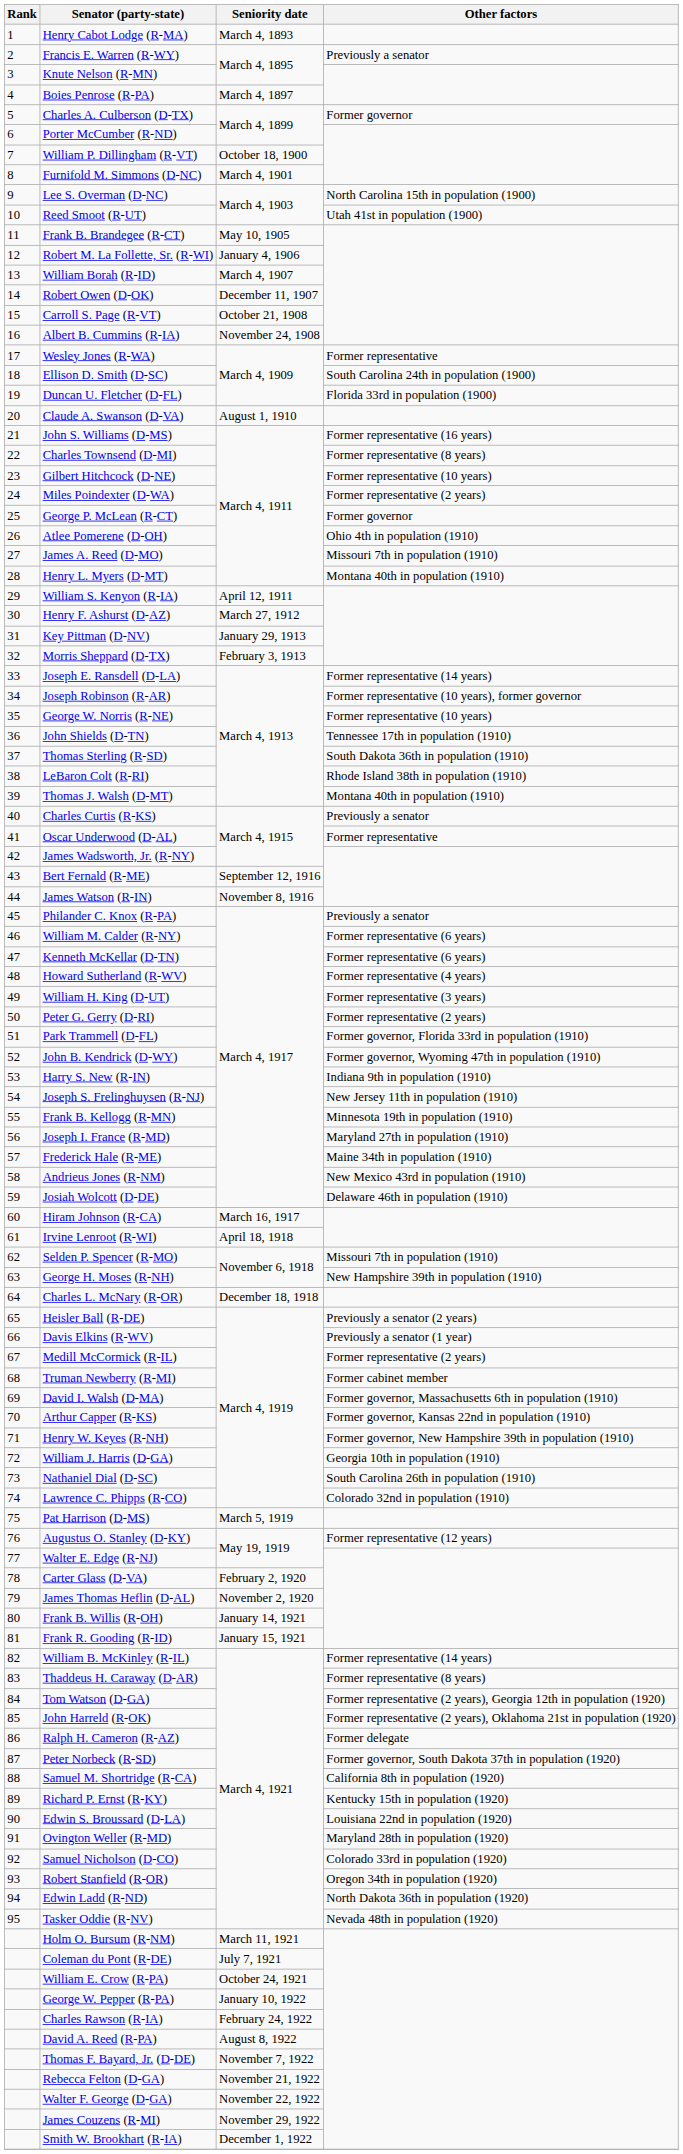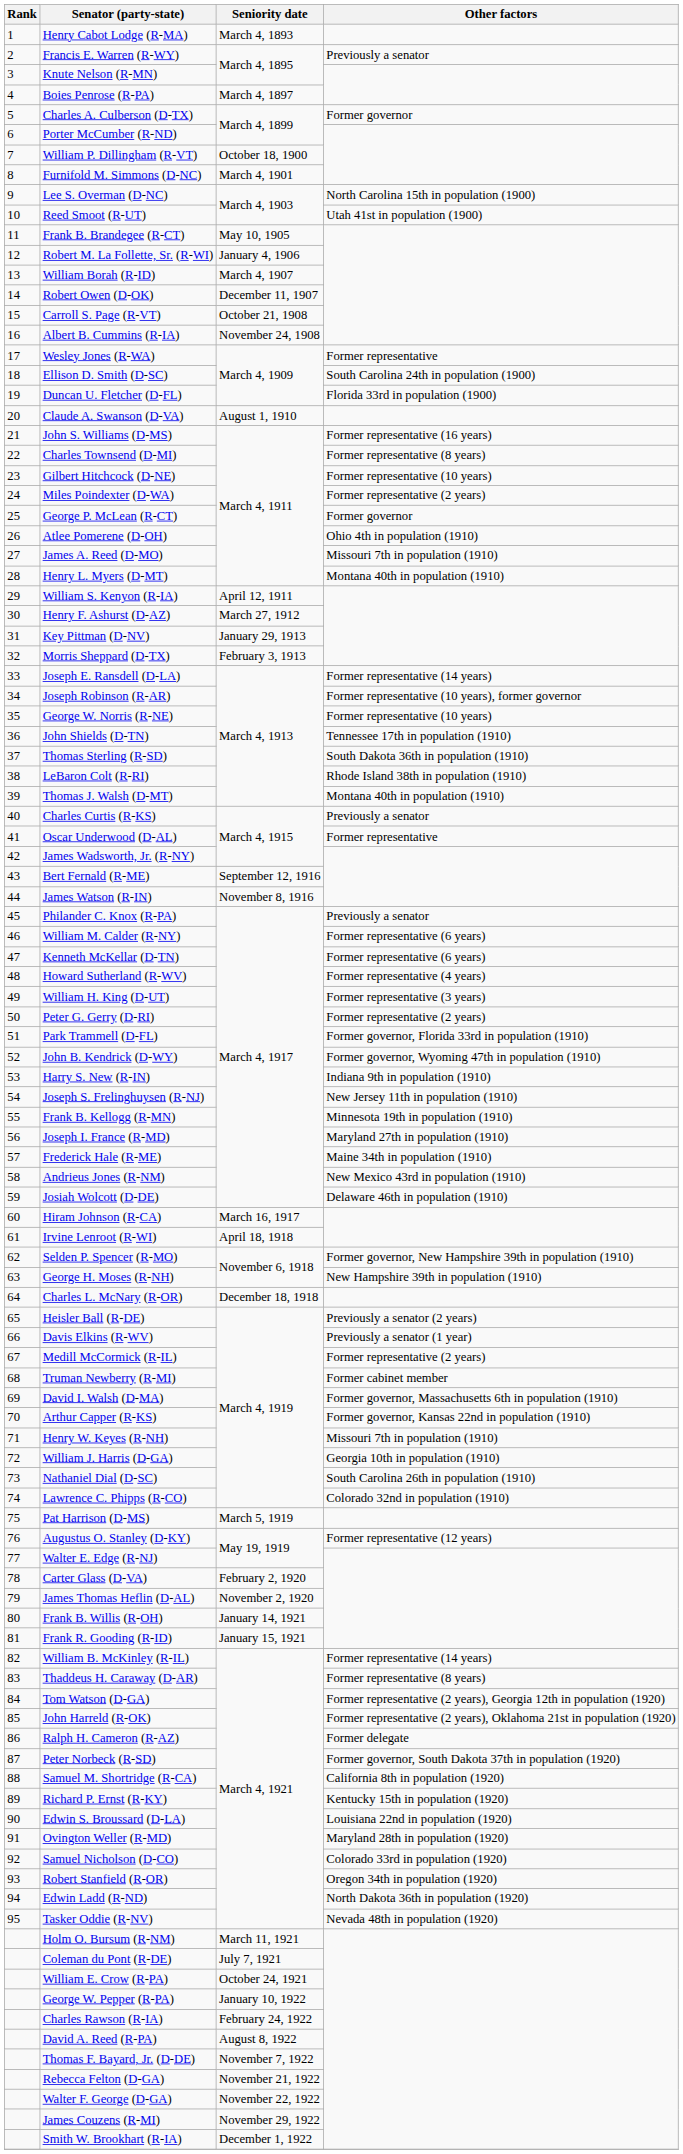(412, 1257) Missouri 7th in population (1910) -> (480, 1257) Former governor, New Hampshire 39th in population (1910)
(480, 1437) Former governor, New Hampshire 39th in population (1910) -> (412, 1437) Missouri 7th in population (1910)
